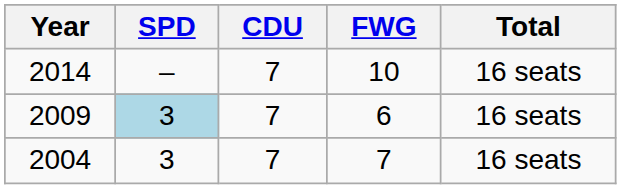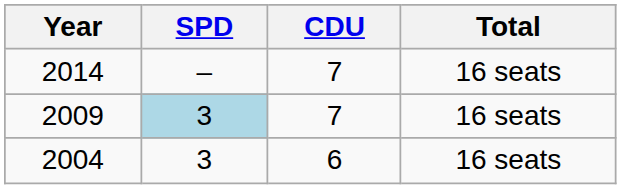- column: (384, 26)
(273, 159) 7 -> (335, 159) 6
